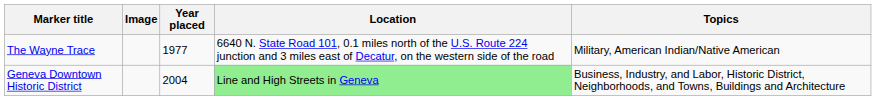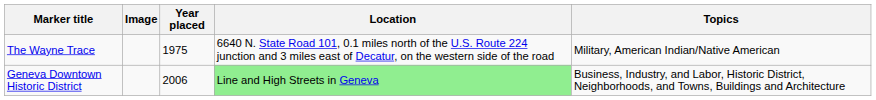(175, 50) 1977 -> (175, 50) 1975
(175, 80) 2004 -> (175, 80) 2006
